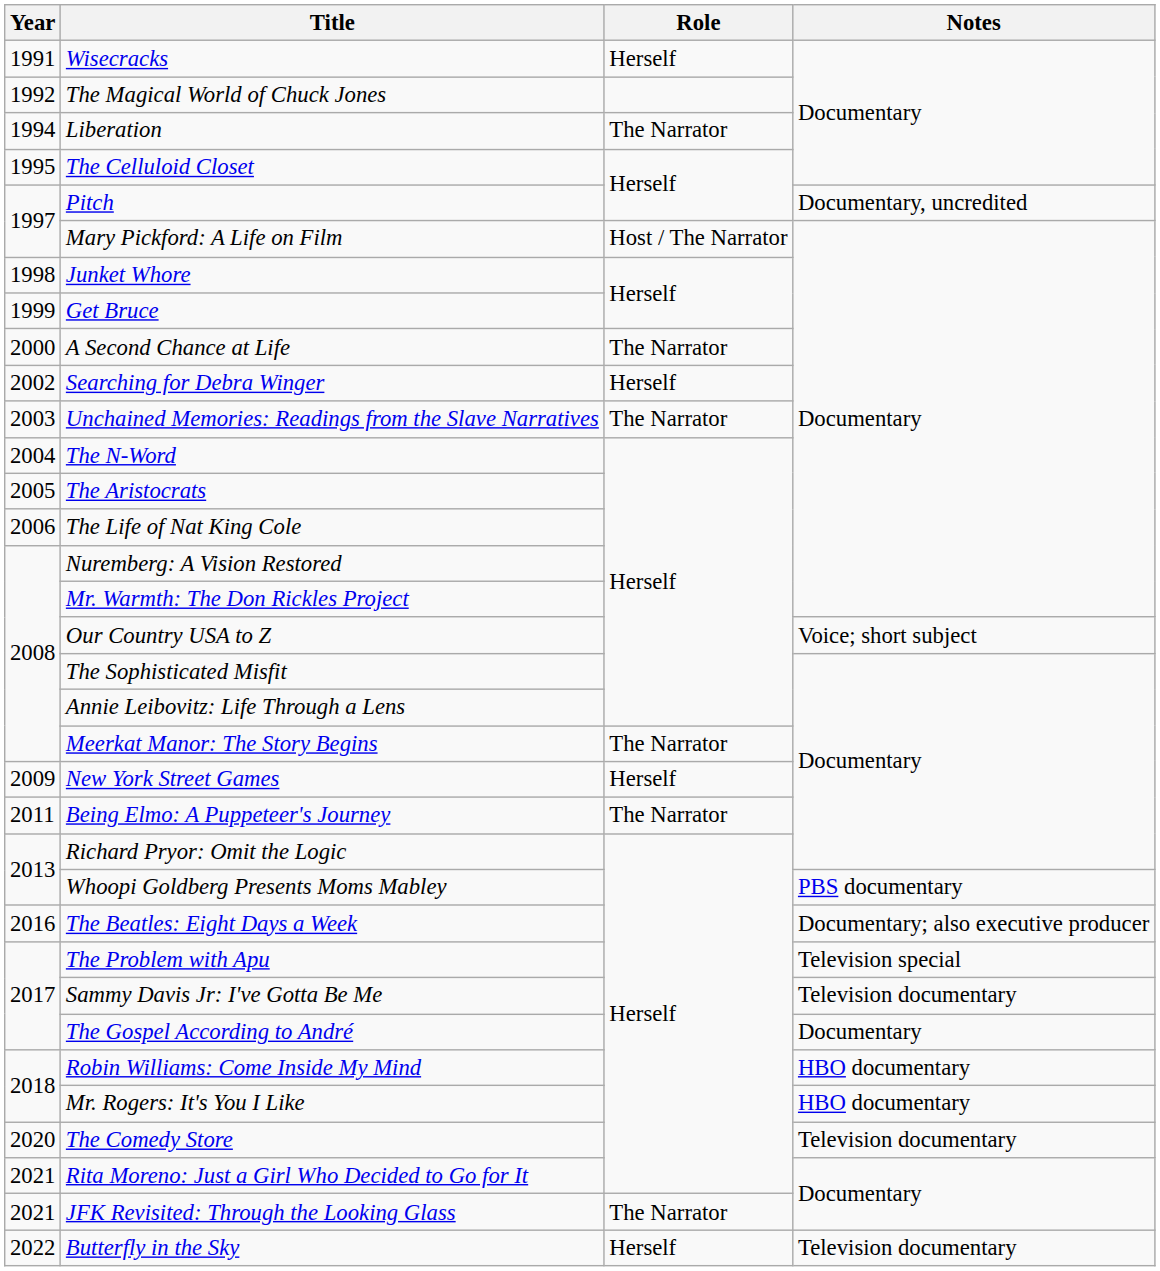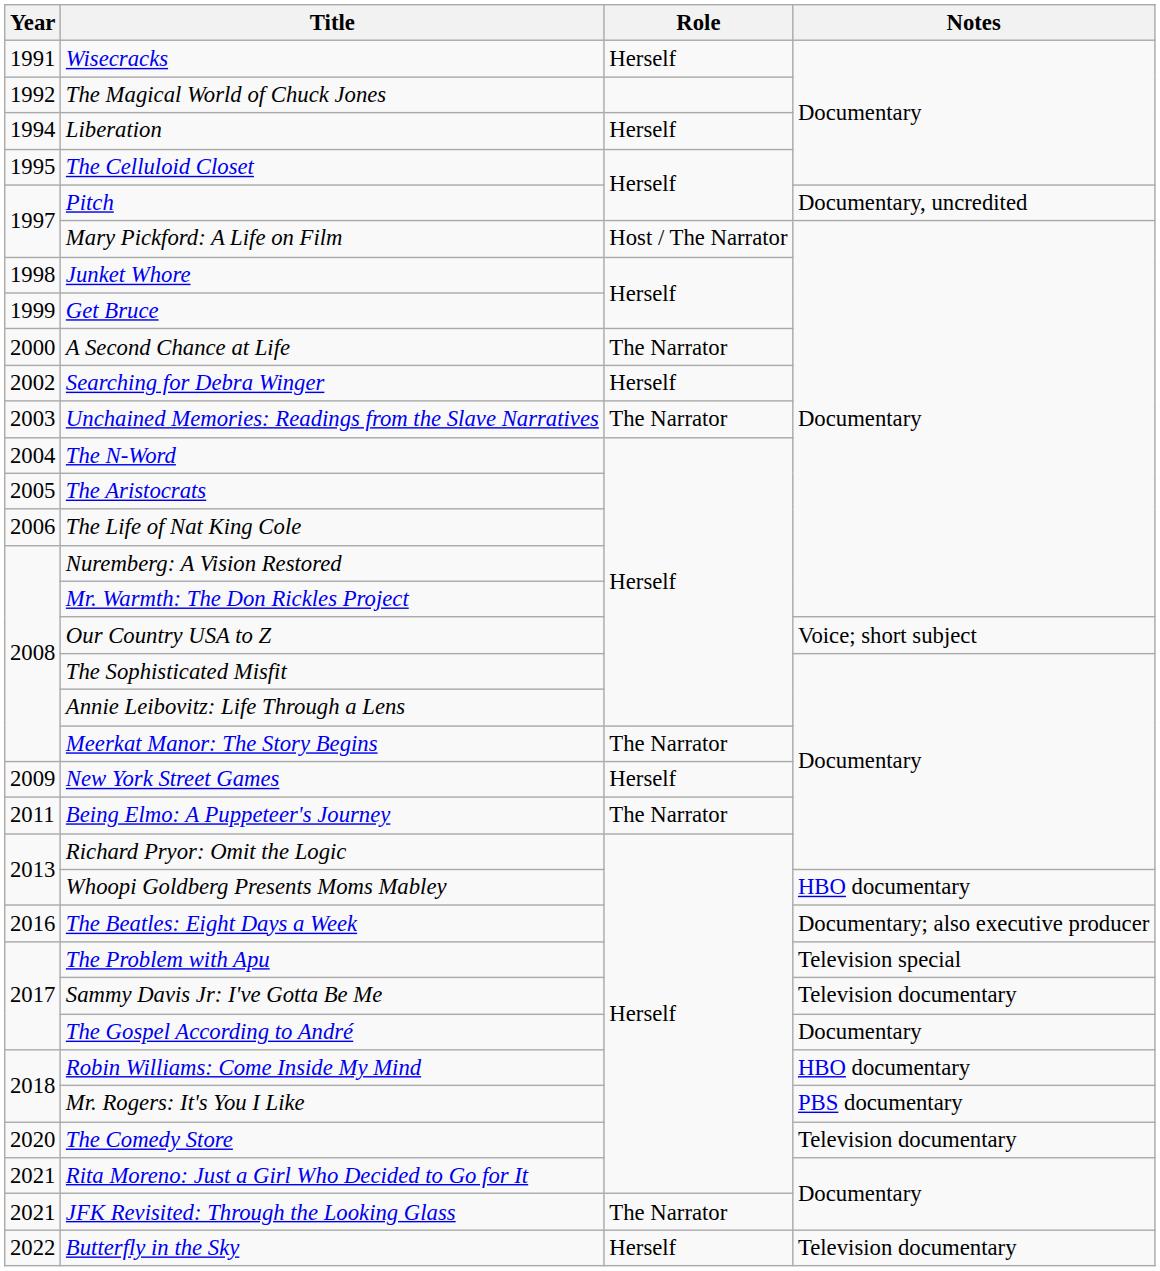(668, 130) The Narrator -> (643, 130) Herself
(880, 887) PBS documentary -> (884, 887) HBO documentary
(884, 1103) HBO documentary -> (880, 1103) PBS documentary
